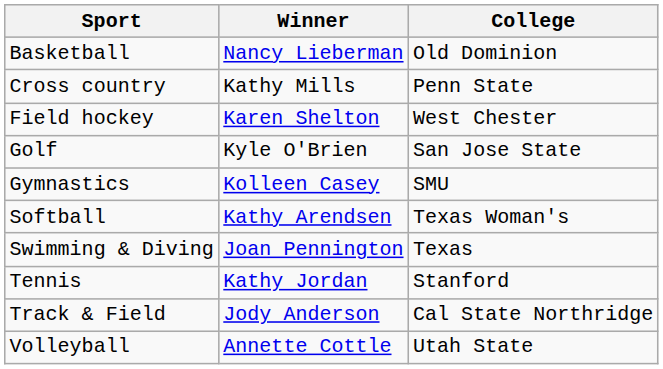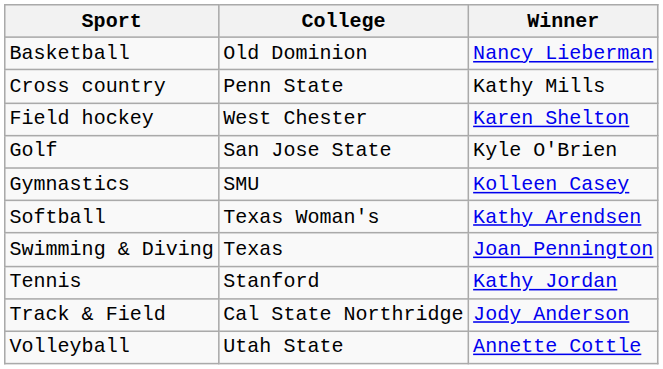columns swapped: (313, 21) <-> (533, 21)
